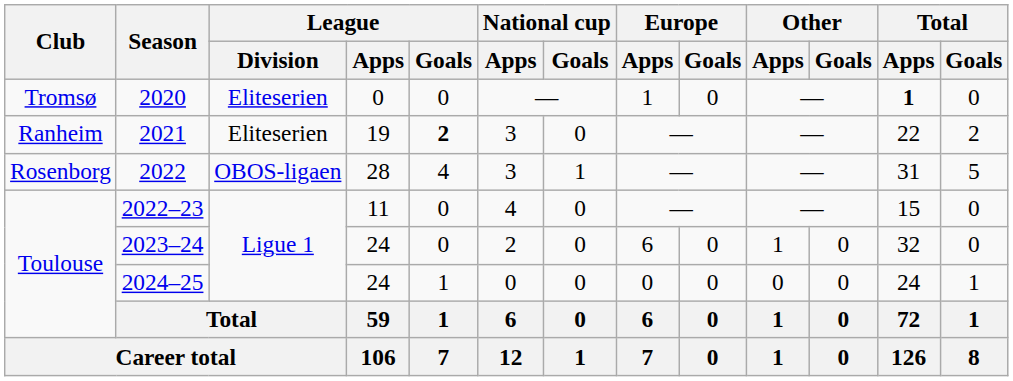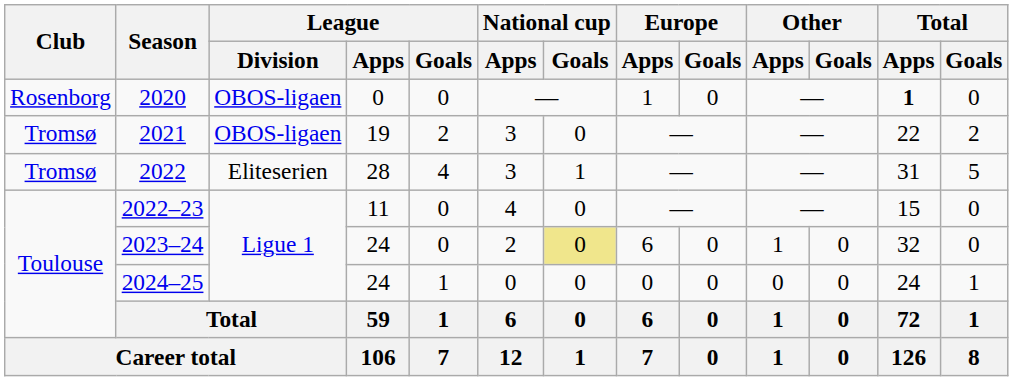(61, 97) Tromsø -> (61, 97) Rosenborg
(278, 97) Eliteserien -> (278, 97) OBOS-ligaen
(61, 134) Ranheim -> (61, 134) Tromsø
(278, 134) Eliteserien -> (278, 134) OBOS-ligaen
(443, 134) bold -> (443, 134) normal
(61, 171) Rosenborg -> (61, 171) Tromsø
(278, 171) OBOS-ligaen -> (278, 171) Eliteserien
(580, 245) no background -> (580, 245) khaki background
